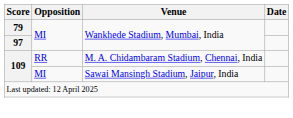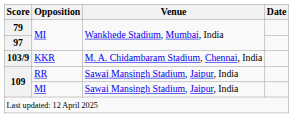+ row: (18, 58)
(174, 58) M. A. Chidambaram Stadium, Chennai, India -> (162, 74) Sawai Mansingh Stadium, Jaipur, India
